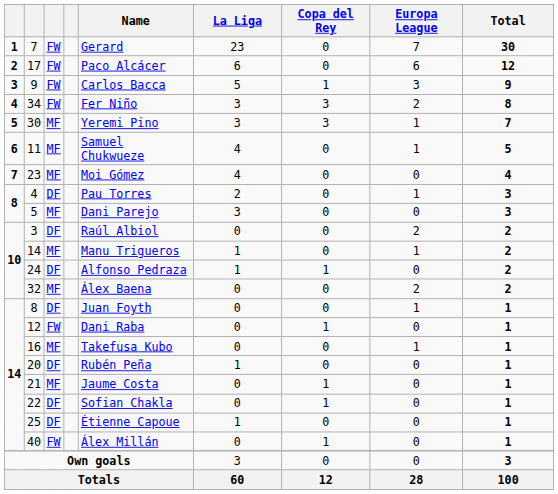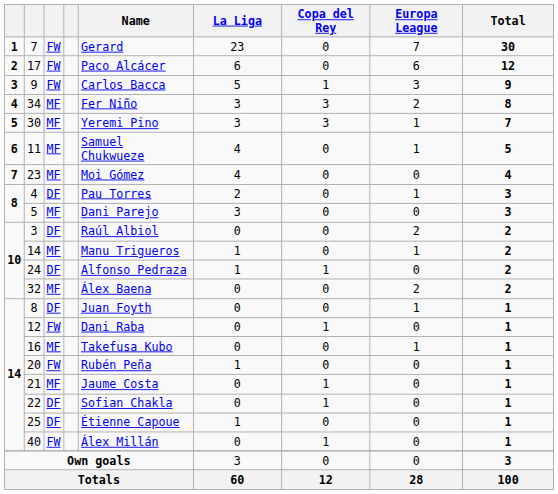(54, 104) FW -> (54, 104) MF
(54, 365) DF -> (54, 365) FW
